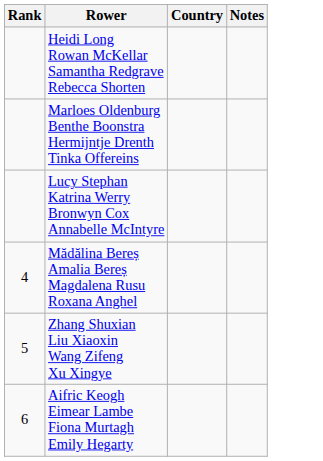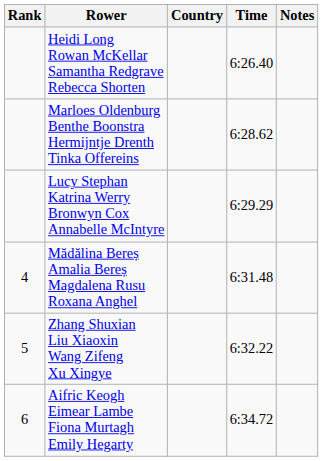+ column: (251, 15)
